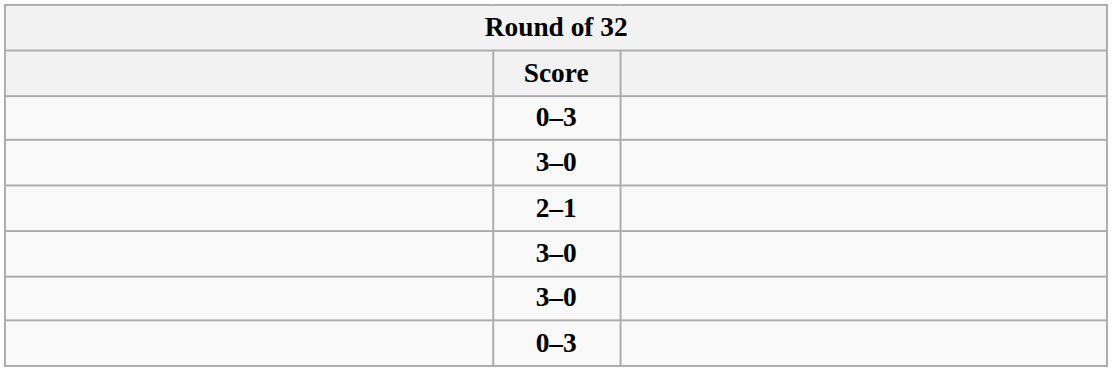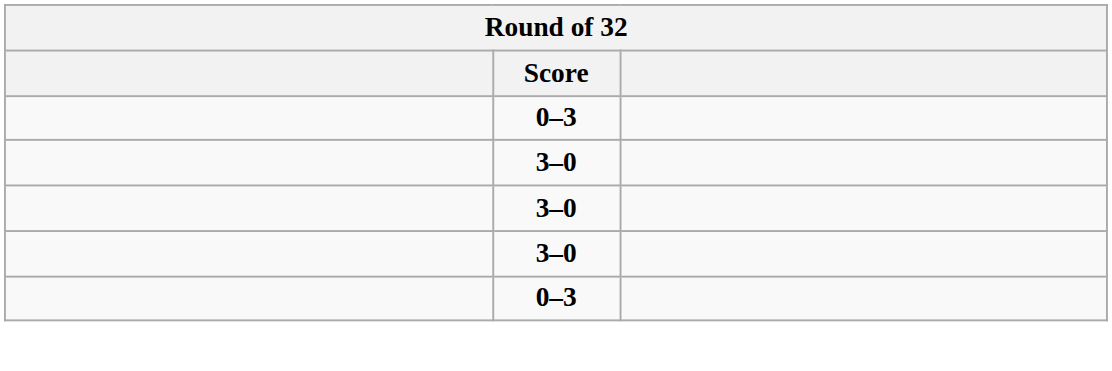- row: (249, 208)
